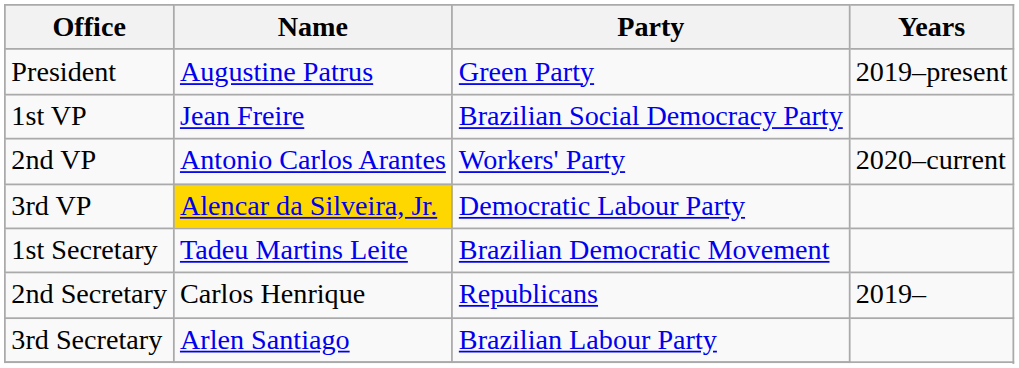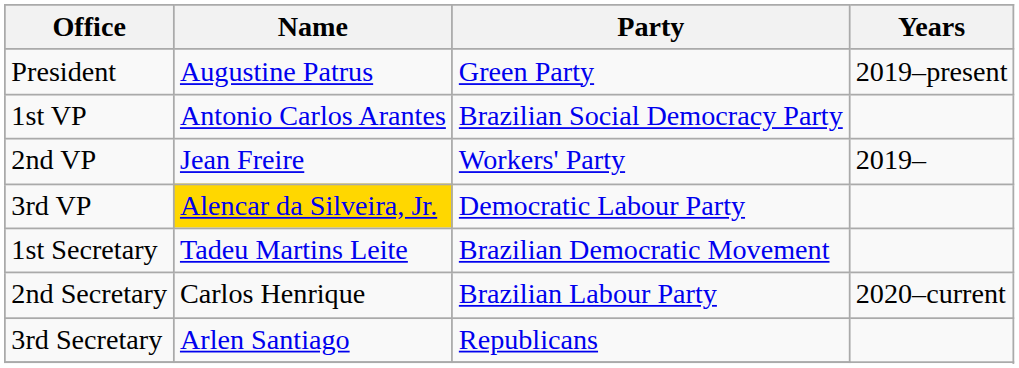(242, 116) Jean Freire -> (313, 116) Antonio Carlos Arantes
(313, 160) Antonio Carlos Arantes -> (242, 160) Jean Freire
(931, 160) 2020–current -> (891, 160) 2019–
(528, 294) Republicans -> (588, 294) Brazilian Labour Party
(891, 294) 2019– -> (931, 294) 2020–current
(588, 339) Brazilian Labour Party -> (528, 339) Republicans
